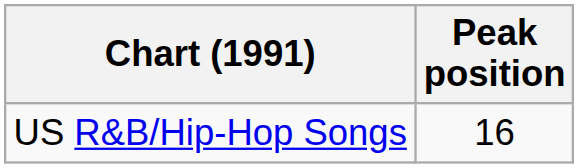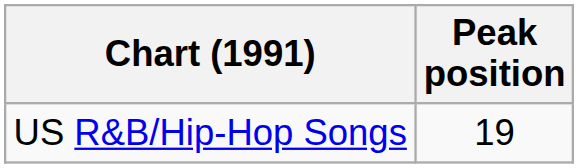(495, 132) 16 -> (495, 132) 19
